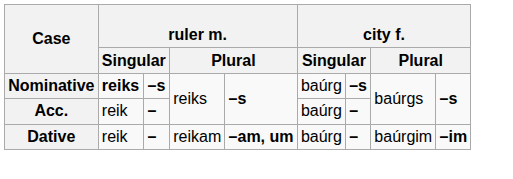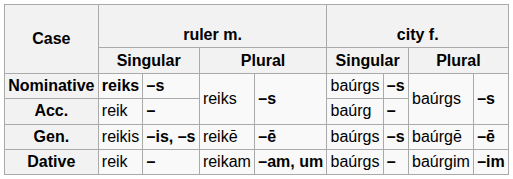(321, 85) baúrg -> (355, 85) baúrgs
+ row: (51, 136)
(321, 136) baúrg -> (355, 162) baúrgs
